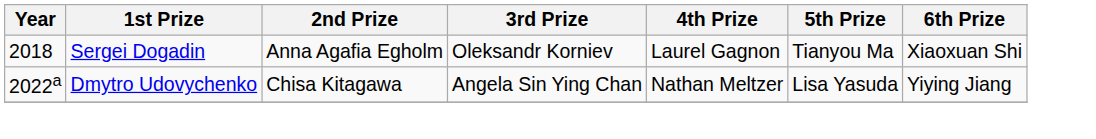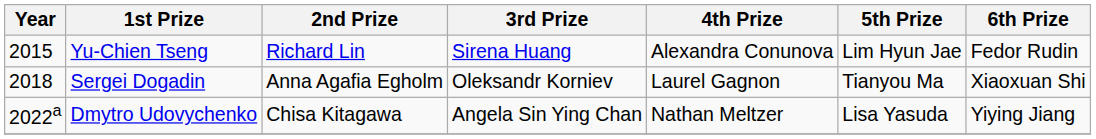+ row: (139, 50)
